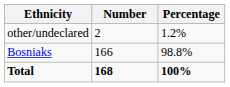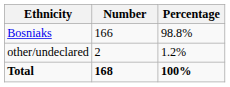rows swapped: (29, 52) <-> (48, 33)
